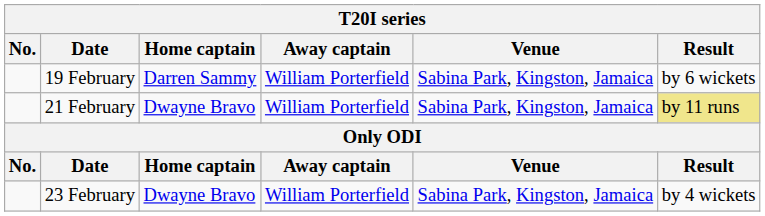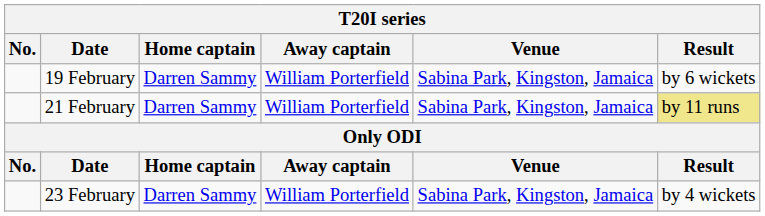(199, 107) Dwayne Bravo -> (200, 107) Darren Sammy
(199, 195) Dwayne Bravo -> (200, 195) Darren Sammy
